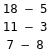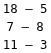rows swapped: (25, 27) <-> (25, 45)
